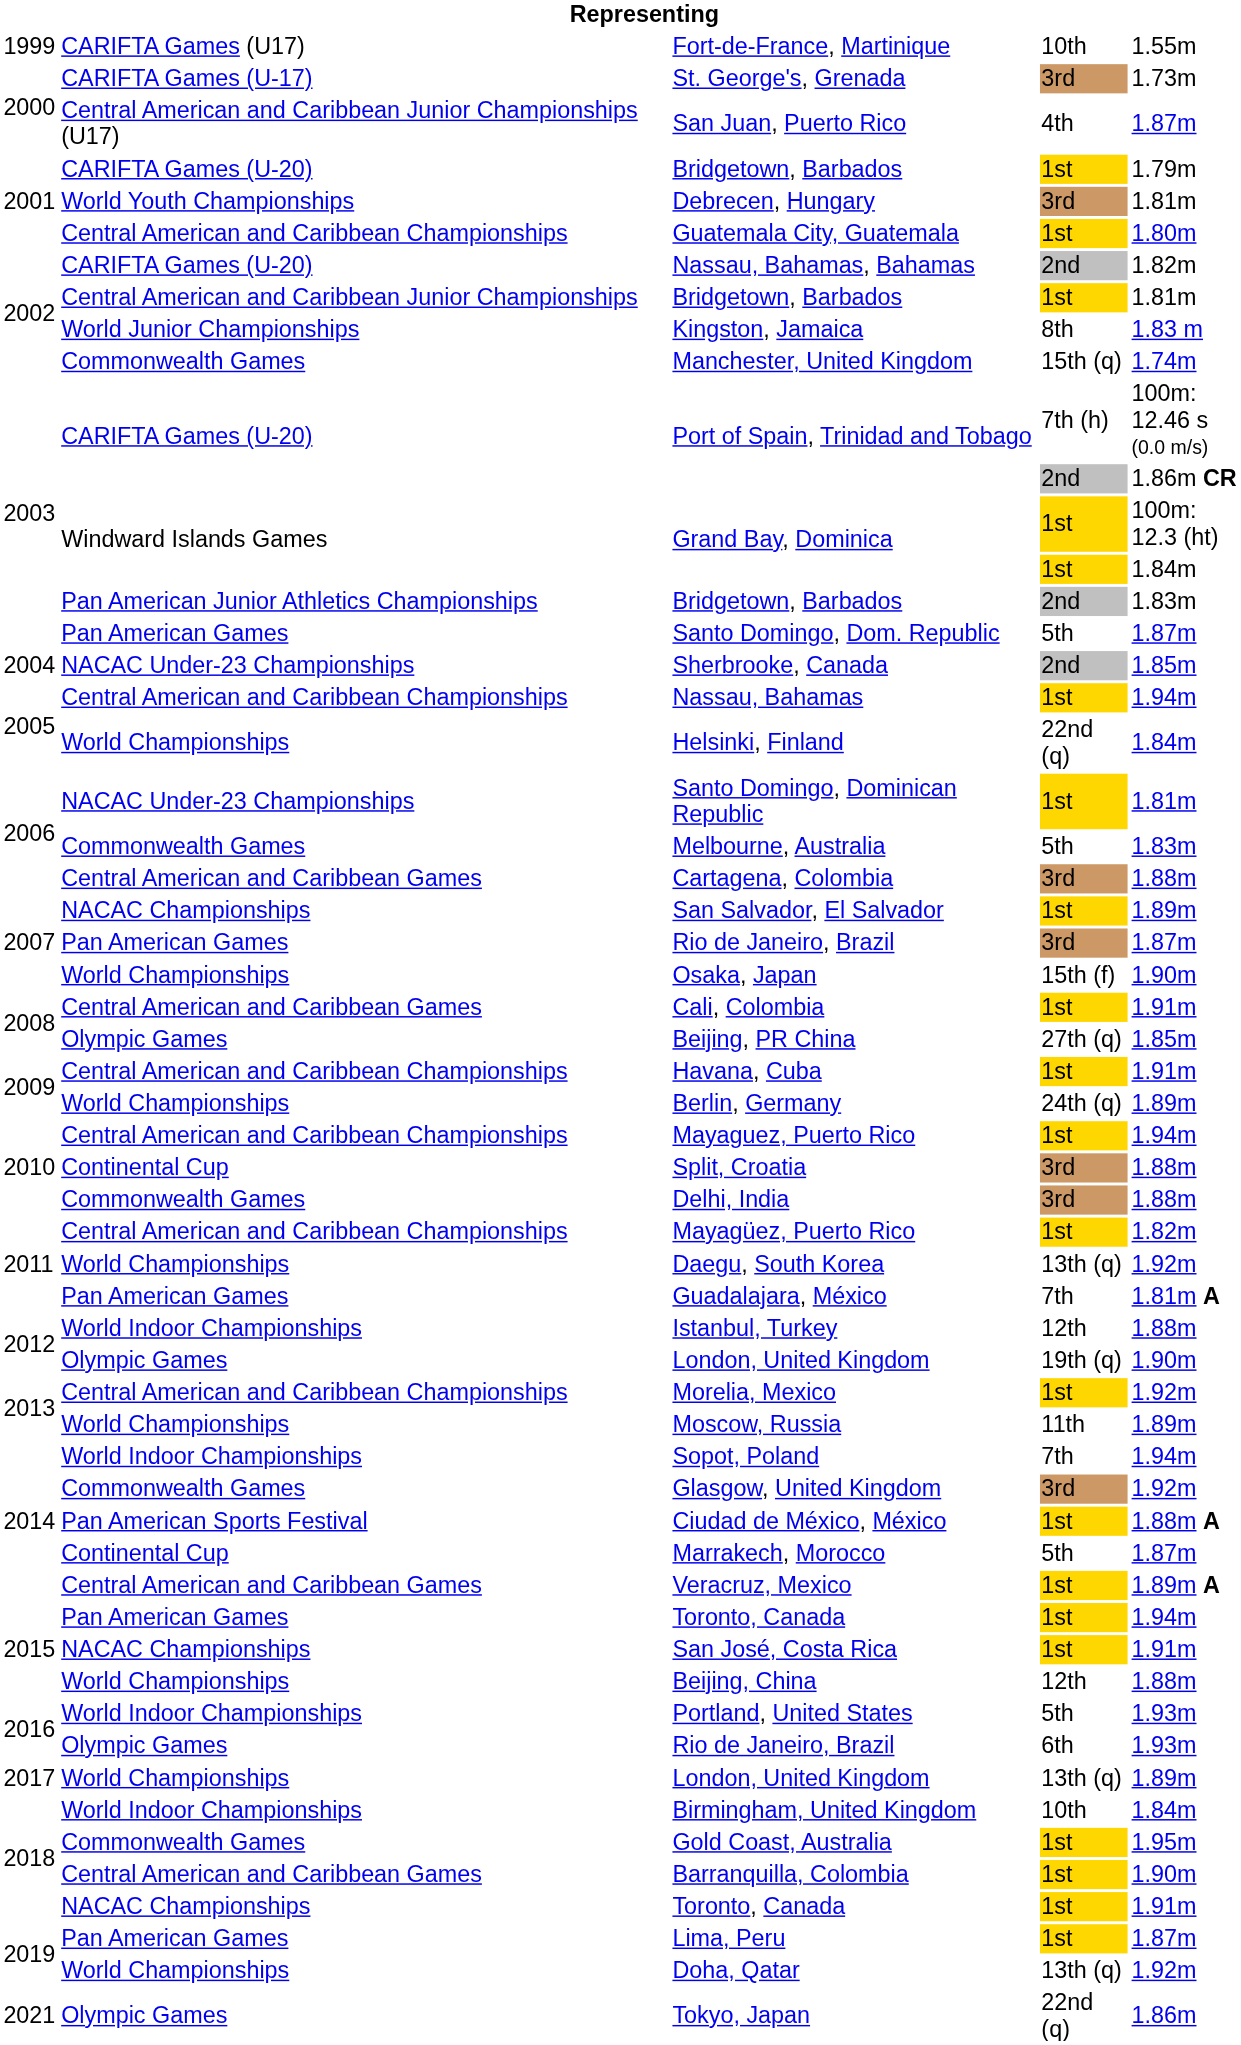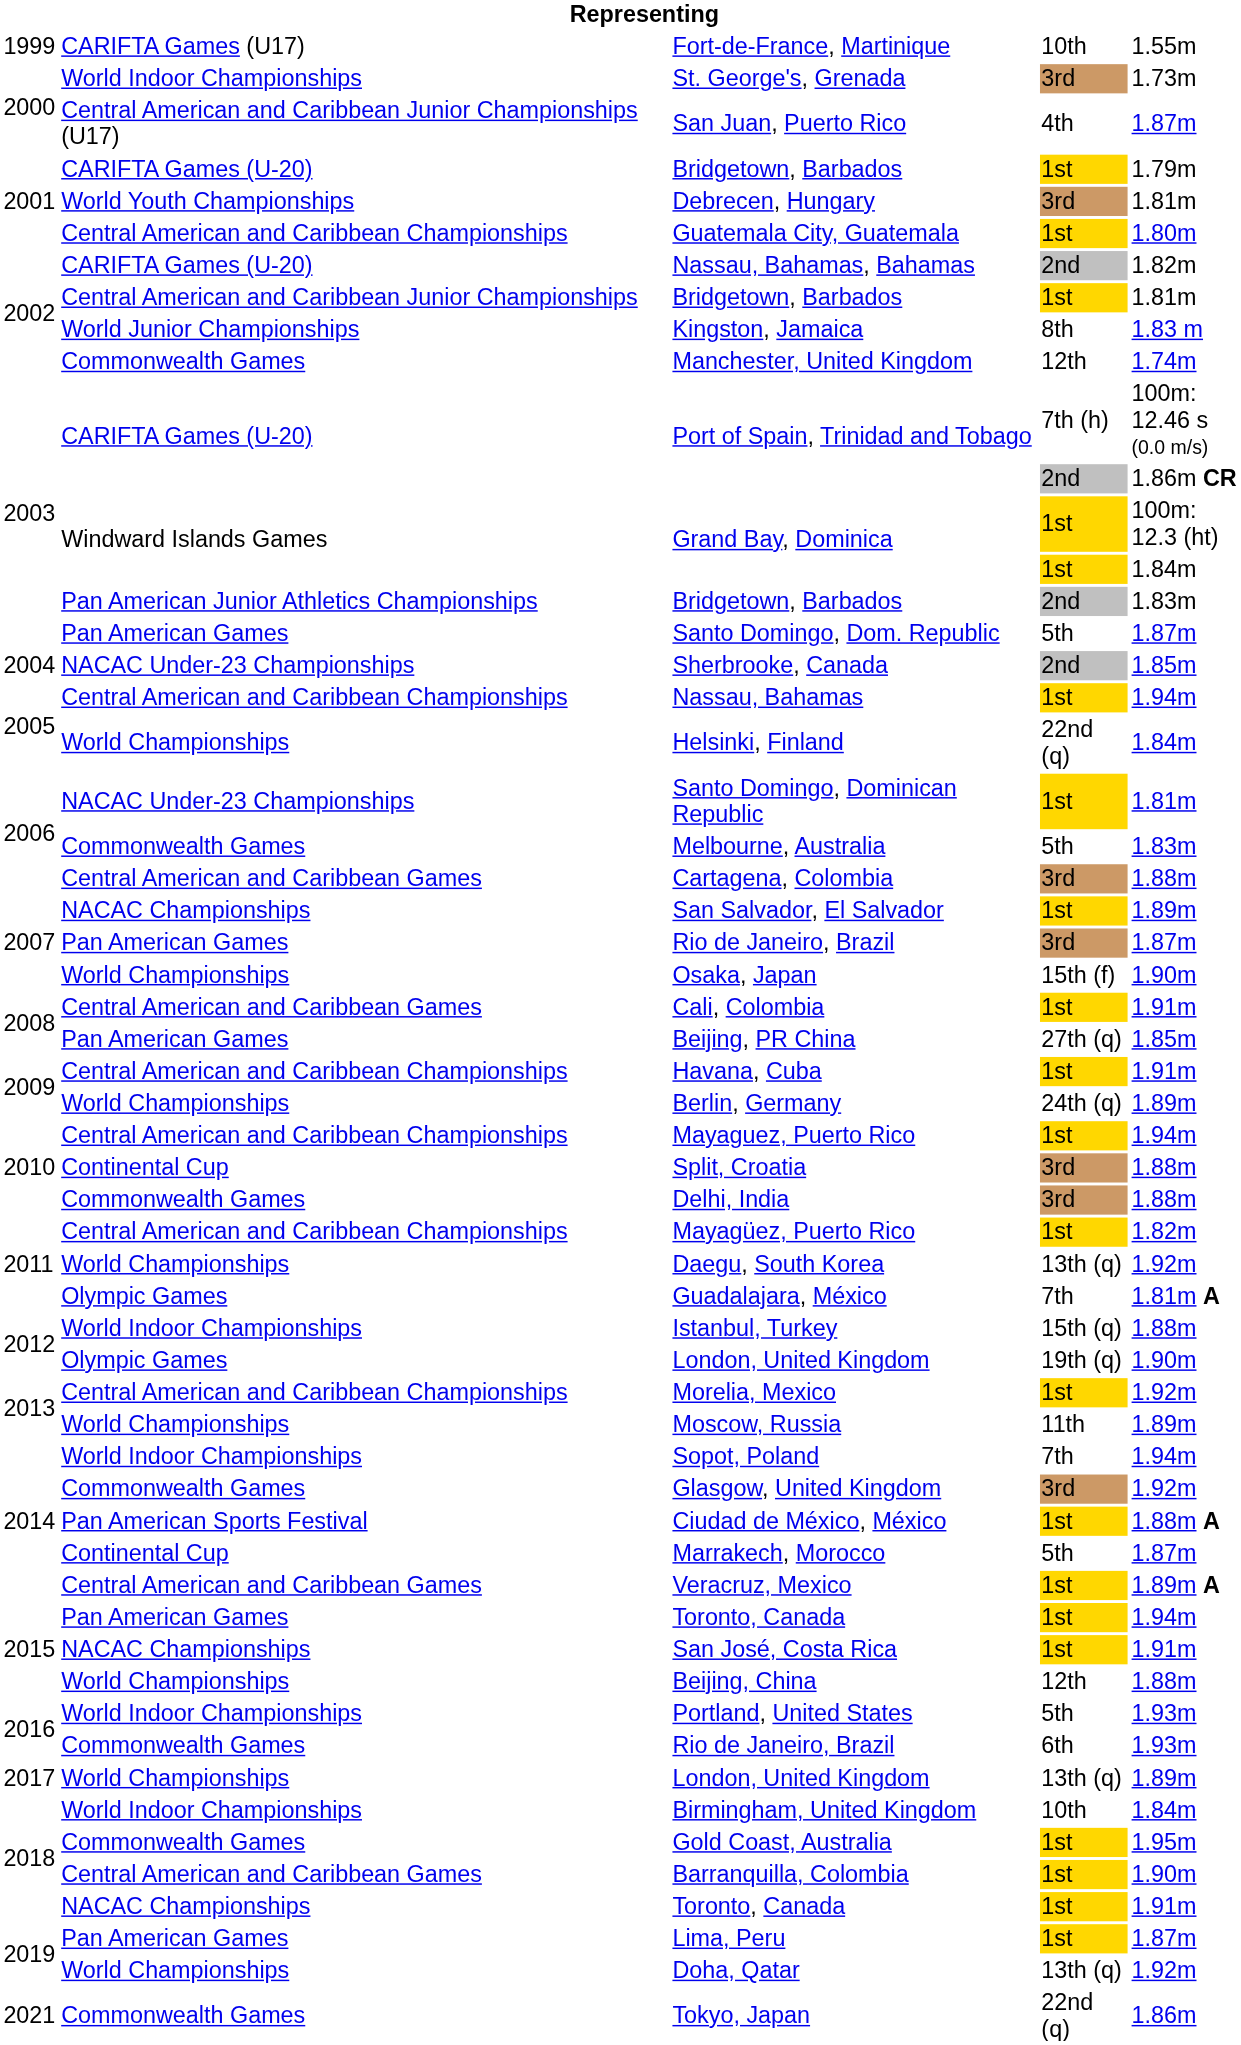(187, 78) CARIFTA Games (U-17) -> (212, 78) World Indoor Championships
(1082, 361) 15th (q) -> (1064, 361) 12th
(144, 1039) Olympic Games -> (175, 1039) Pan American Games
(175, 1296) Pan American Games -> (144, 1296) Olympic Games
(1064, 1328) 12th -> (1082, 1328) 15th (q)
(144, 1745) Olympic Games -> (183, 1745) Commonwealth Games
(144, 2015) Olympic Games -> (183, 2015) Commonwealth Games
